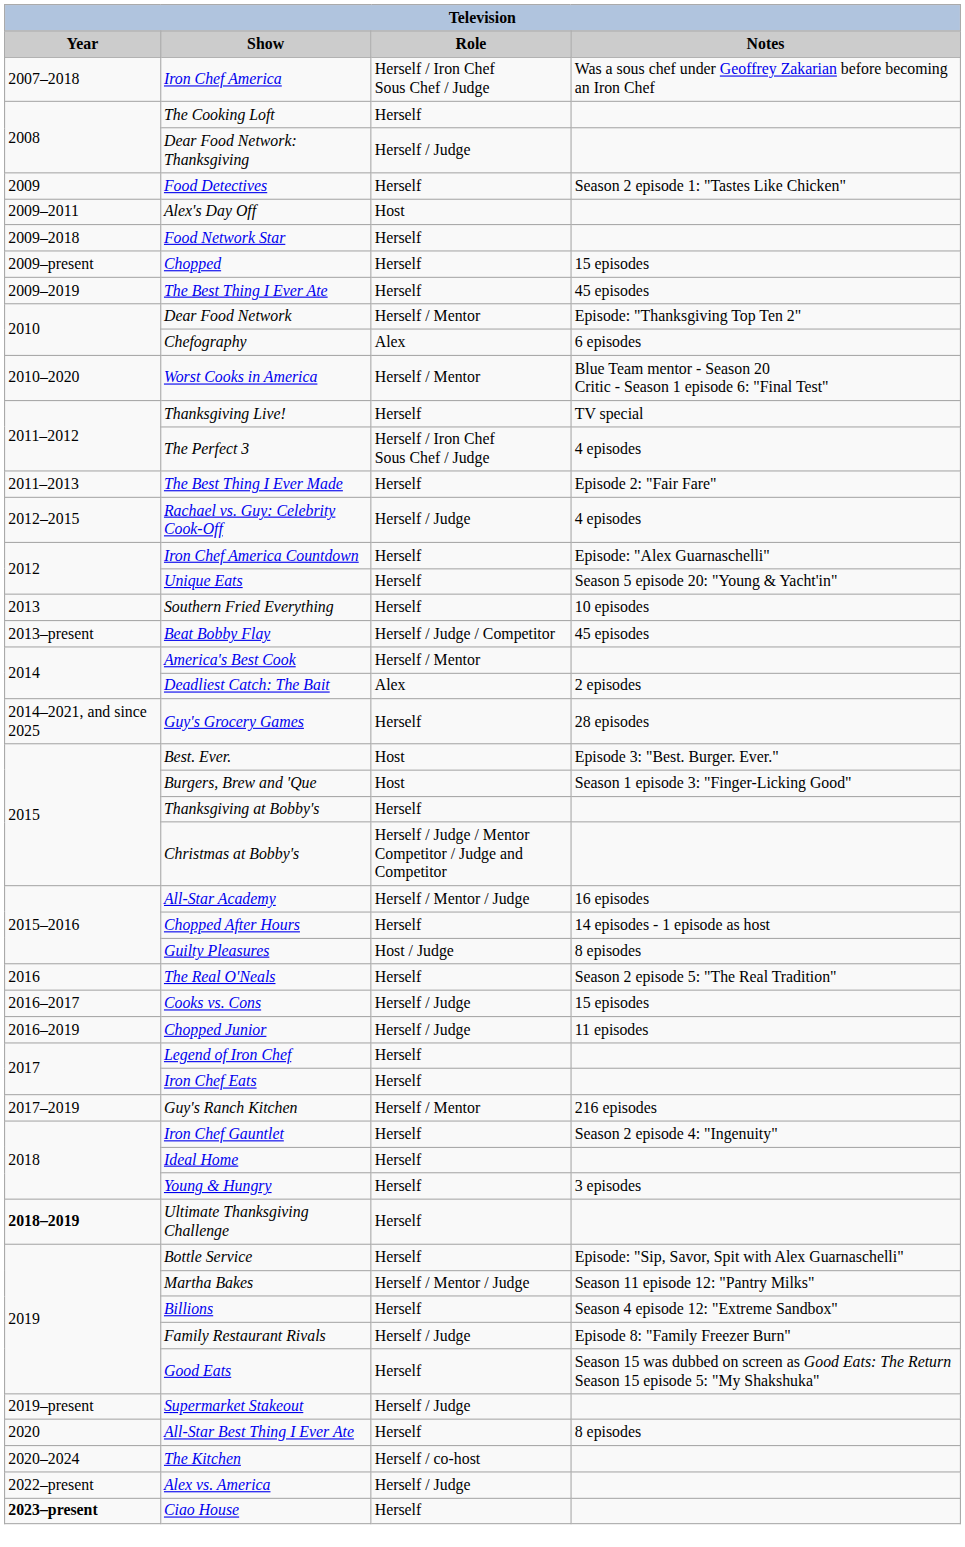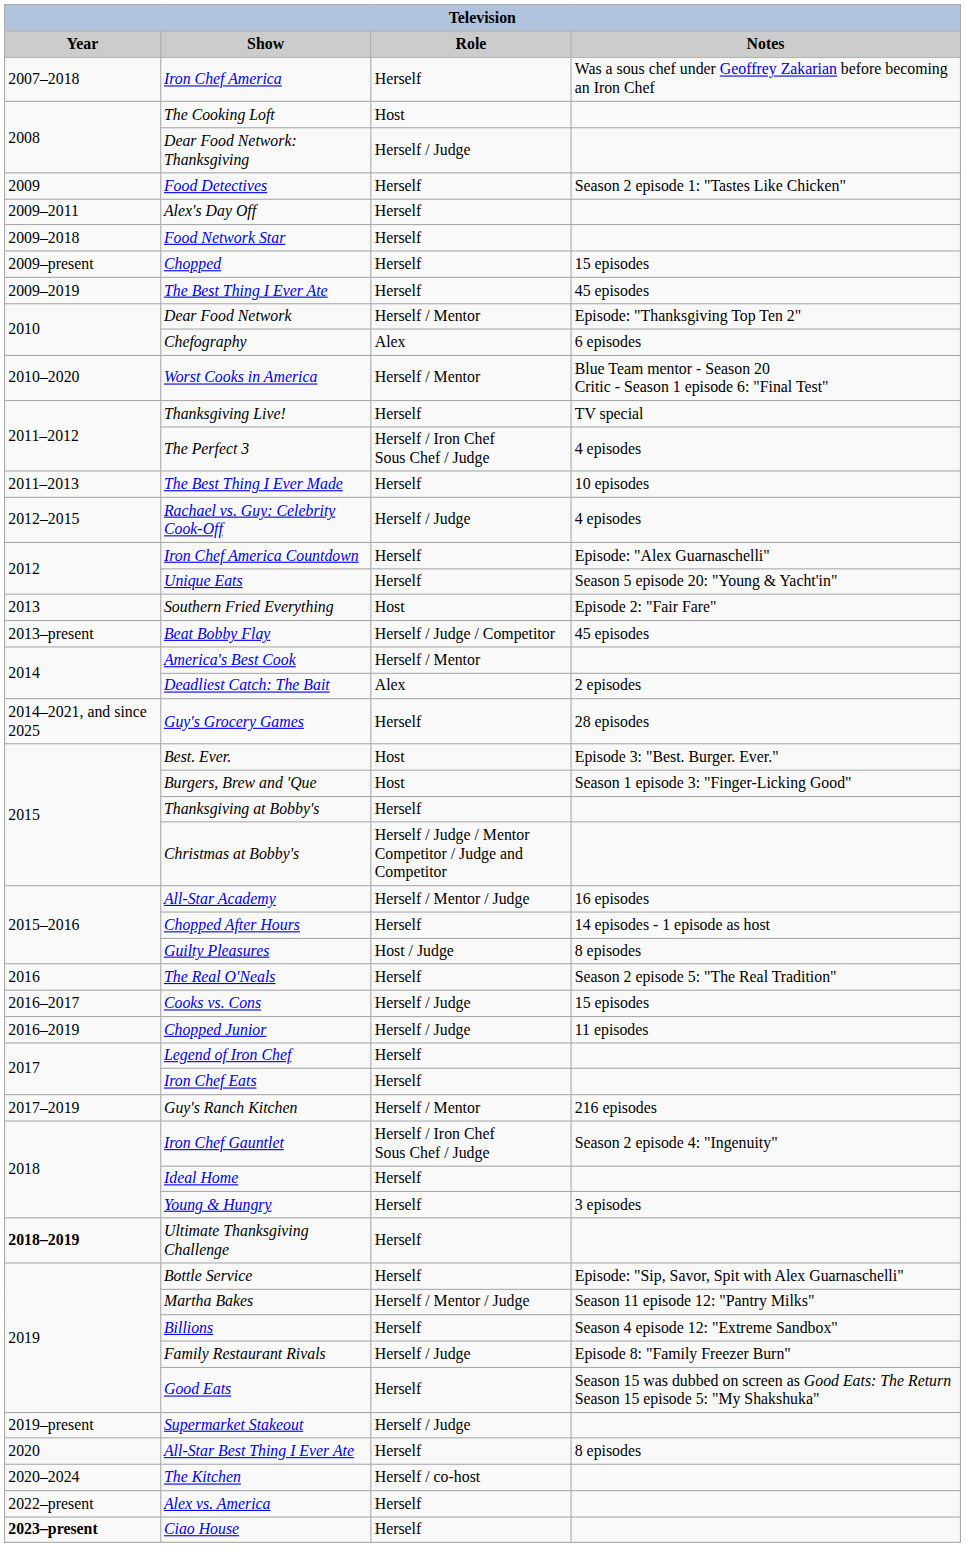(435, 79) Herself / Iron Chef Sous Chef / Judge -> (398, 79) Herself
(398, 115) Herself -> (390, 115) Host
(390, 212) Host -> (398, 212) Herself
(646, 484) Episode 2: "Fair Fare" -> (612, 484) 10 episodes
(398, 607) Herself -> (390, 607) Host
(612, 607) 10 episodes -> (646, 607) Episode 2: "Fair Fare"
(398, 1134) Herself -> (435, 1143) Herself / Iron Chef Sous Chef / Judge
(423, 1485) Herself / Judge -> (398, 1503) Herself
